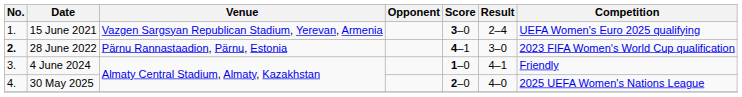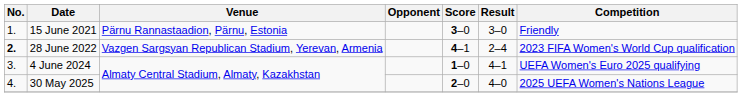(242, 30) Vazgen Sargsyan Republican Stadium, Yerevan, Armenia -> (194, 30) Pärnu Rannastaadion, Pärnu, Estonia
(498, 30) 2–4 -> (498, 30) 3–0
(610, 30) UEFA Women's Euro 2025 qualifying -> (539, 30) Friendly
(194, 48) Pärnu Rannastaadion, Pärnu, Estonia -> (242, 48) Vazgen Sargsyan Republican Stadium, Yerevan, Armenia
(498, 48) 3–0 -> (498, 48) 2–4
(539, 65) Friendly -> (610, 65) UEFA Women's Euro 2025 qualifying
